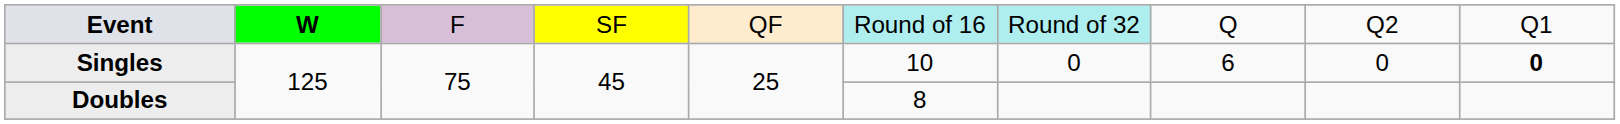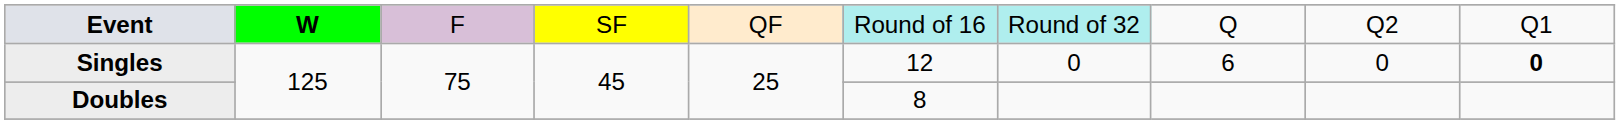(920, 63) 10 -> (920, 63) 12
